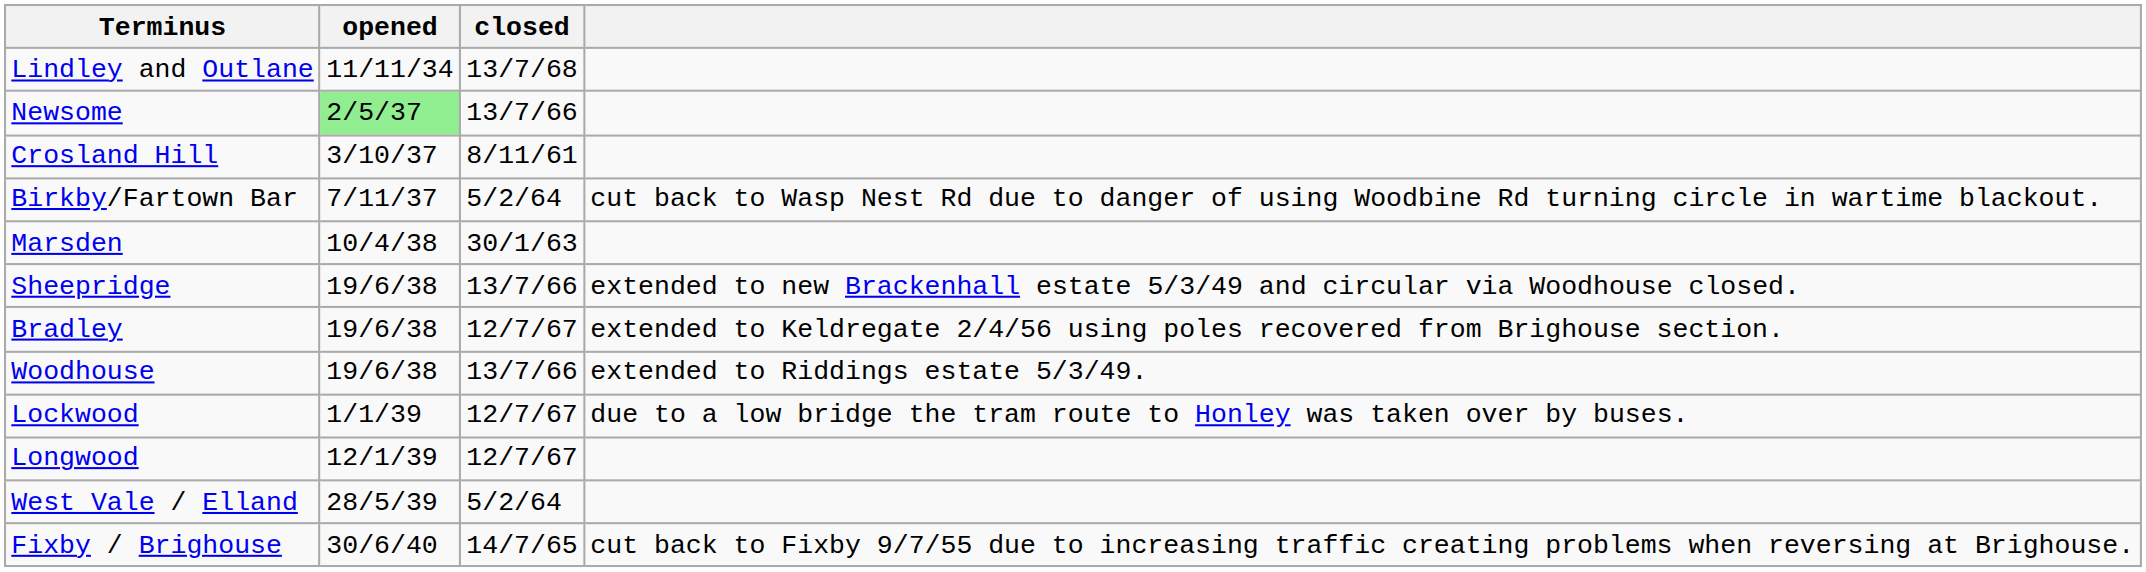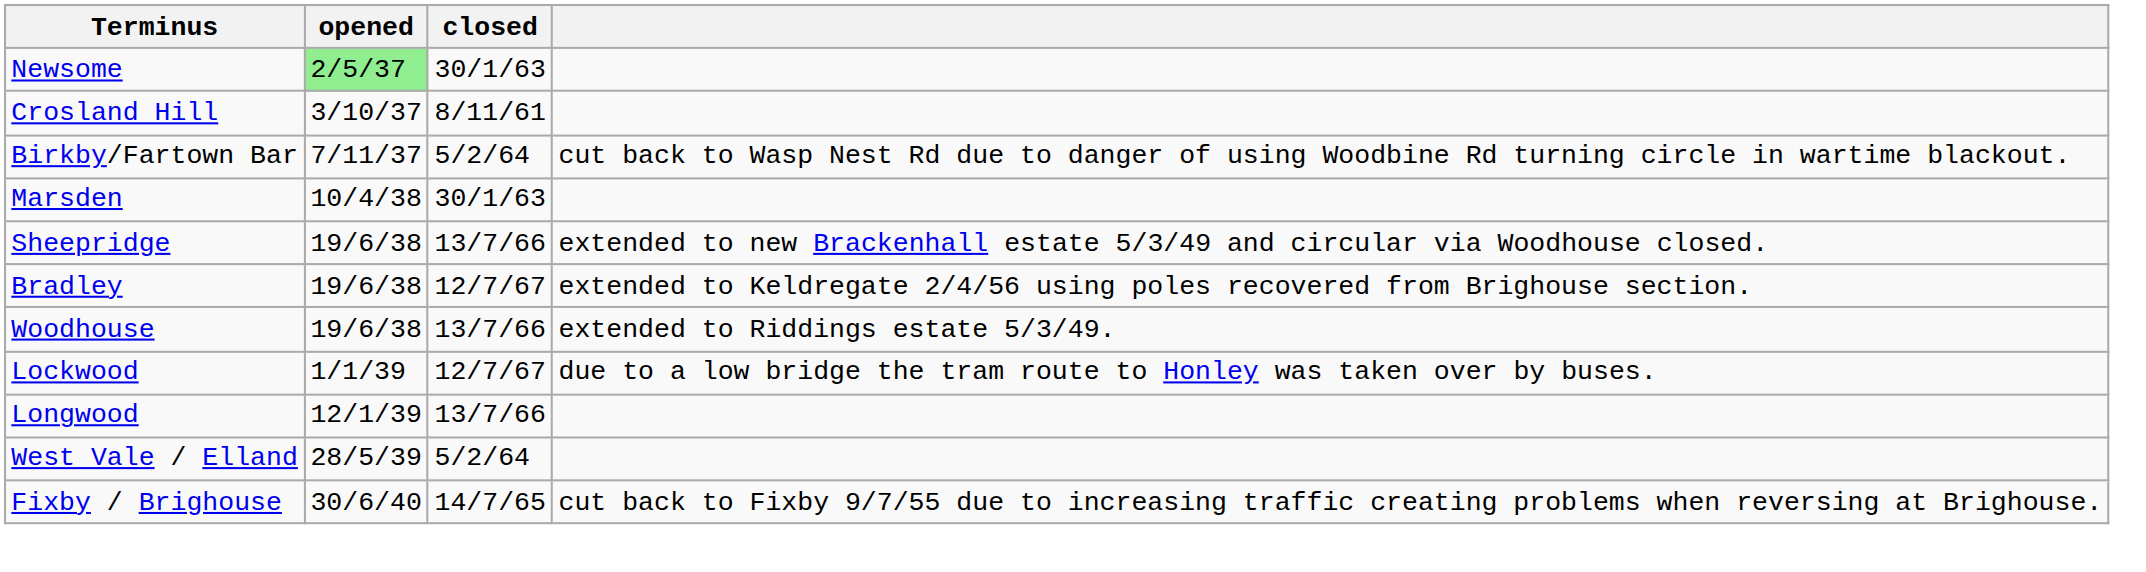- row: (163, 70)
(522, 113) 13/7/66 -> (490, 70) 30/1/63
(522, 459) 12/7/67 -> (490, 416) 13/7/66
